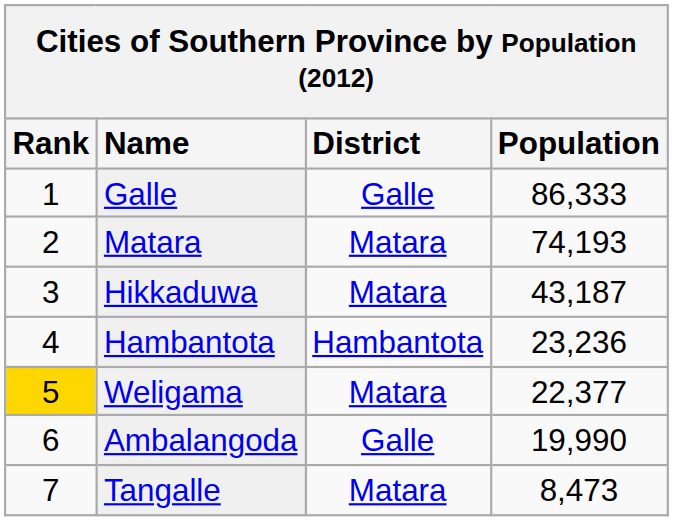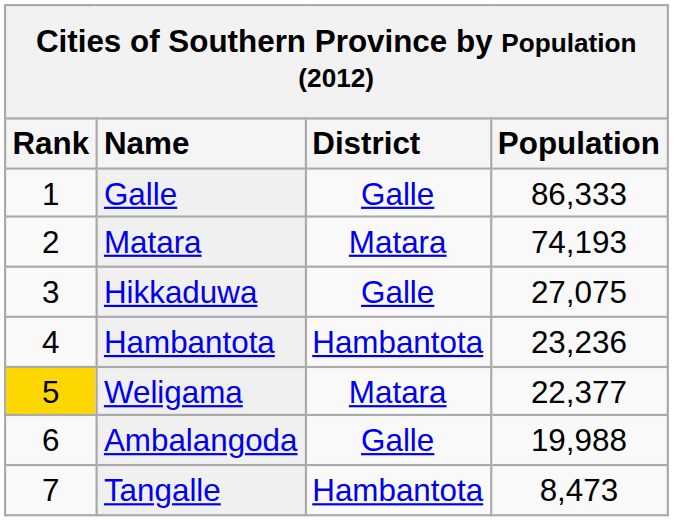(398, 292) Matara -> (398, 292) Galle
(579, 292) 43,187 -> (579, 292) 27,075
(579, 441) 19,990 -> (579, 441) 19,988
(398, 491) Matara -> (398, 491) Hambantota
